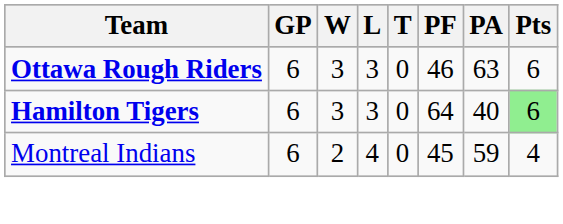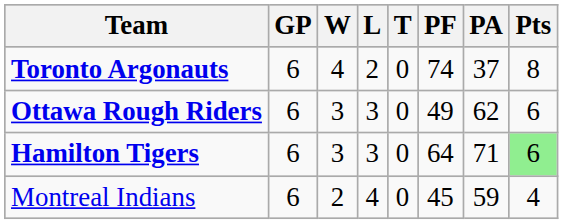+ row: (120, 68)
(440, 68) 46 -> (440, 111) 49
(486, 68) 63 -> (486, 111) 62
(486, 111) 40 -> (486, 153) 71
